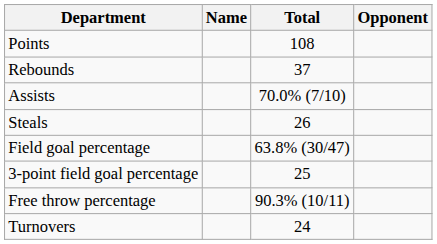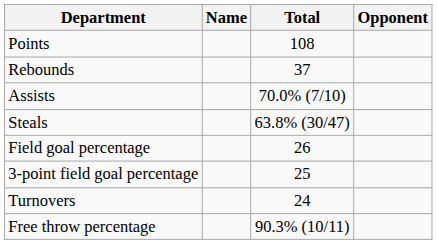(302, 122) 26 -> (302, 122) 63.8% (30/47)
(302, 148) 63.8% (30/47) -> (302, 148) 26
rows swapped: (82, 200) <-> (42, 226)
